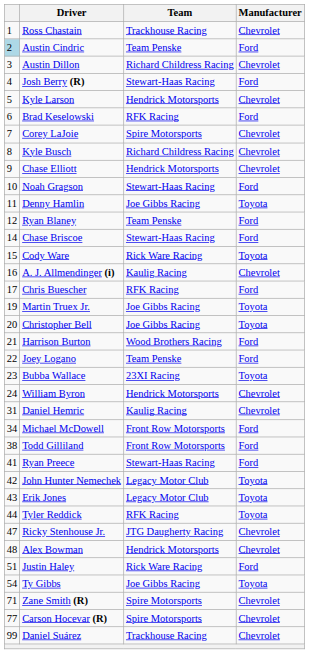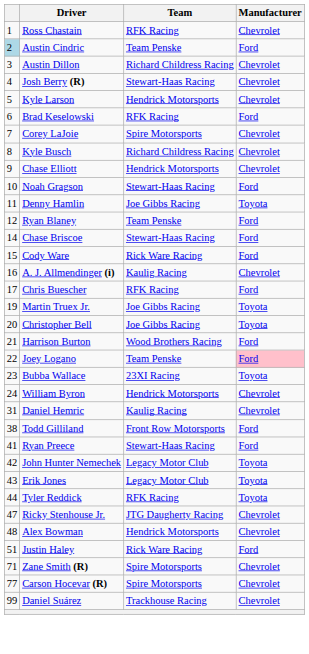(166, 30) Trackhouse Racing -> (152, 30) RFK Racing
(248, 82) Ford -> (259, 82) Chevrolet
(253, 255) Toyota -> (248, 255) Ford
(248, 359) no background -> (248, 359) pink background
- row: (63, 428)
- row: (41, 584)
